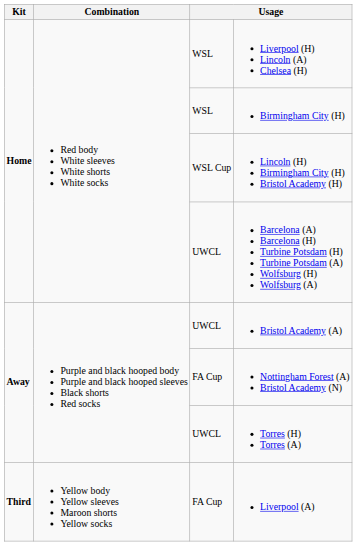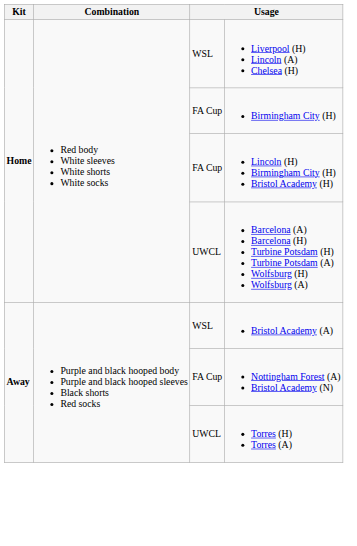(203, 110) WSL -> (207, 110) FA Cup
(212, 167) WSL Cup -> (207, 167) FA Cup
(207, 325) UWCL -> (203, 325) WSL
- row: (293, 507)
